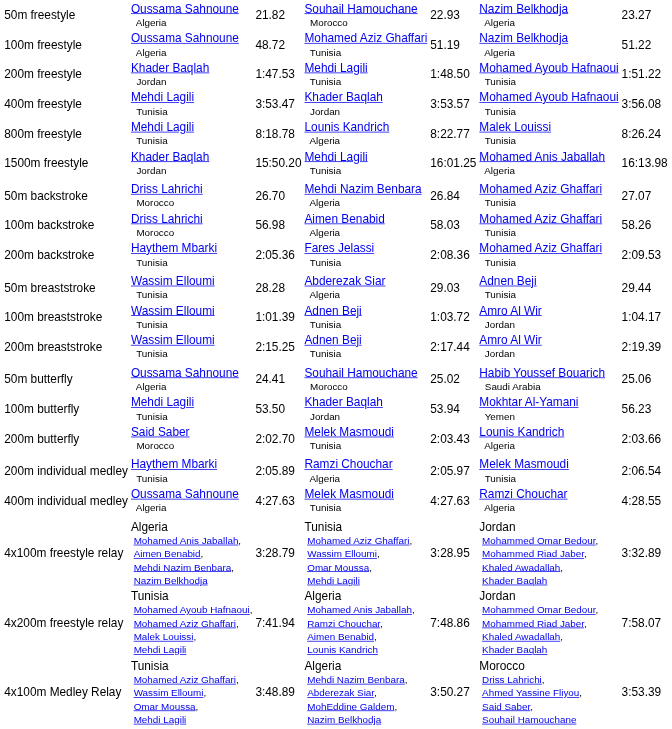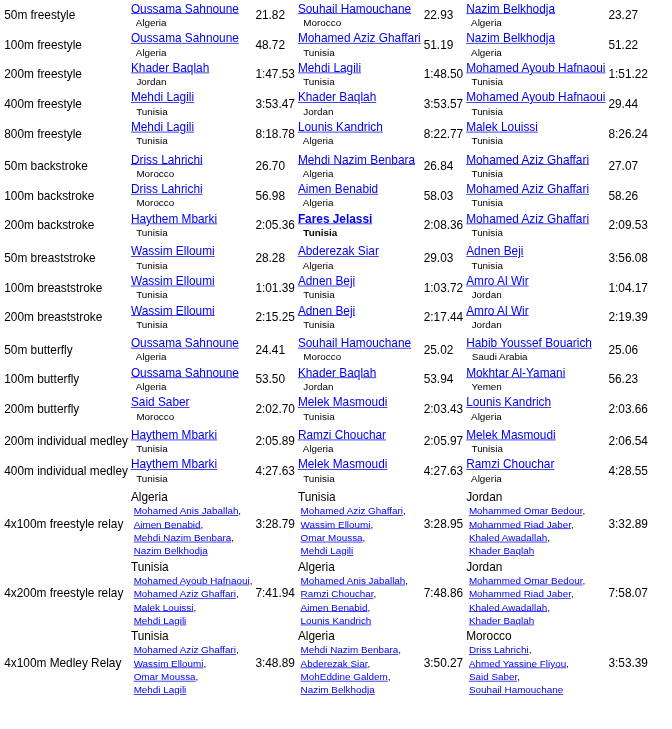(641, 104) 3:56.08 -> (623, 104) 29.44
- row: (46, 163)
(339, 255) normal -> (335, 225) bold
(636, 287) 29.44 -> (628, 258) 3:56.08
(163, 409) Mehdi Lagili Tunisia -> (185, 379) Oussama Sahnoune Algeria
(185, 501) Oussama Sahnoune Algeria -> (174, 471) Haythem Mbarki Tunisia
